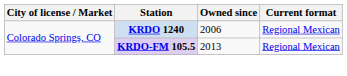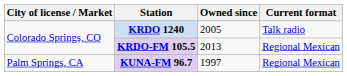(211, 29) 2006 -> (211, 29) 2005
(301, 29) Regional Mexican -> (284, 29) Talk radio
+ row: (156, 63)
